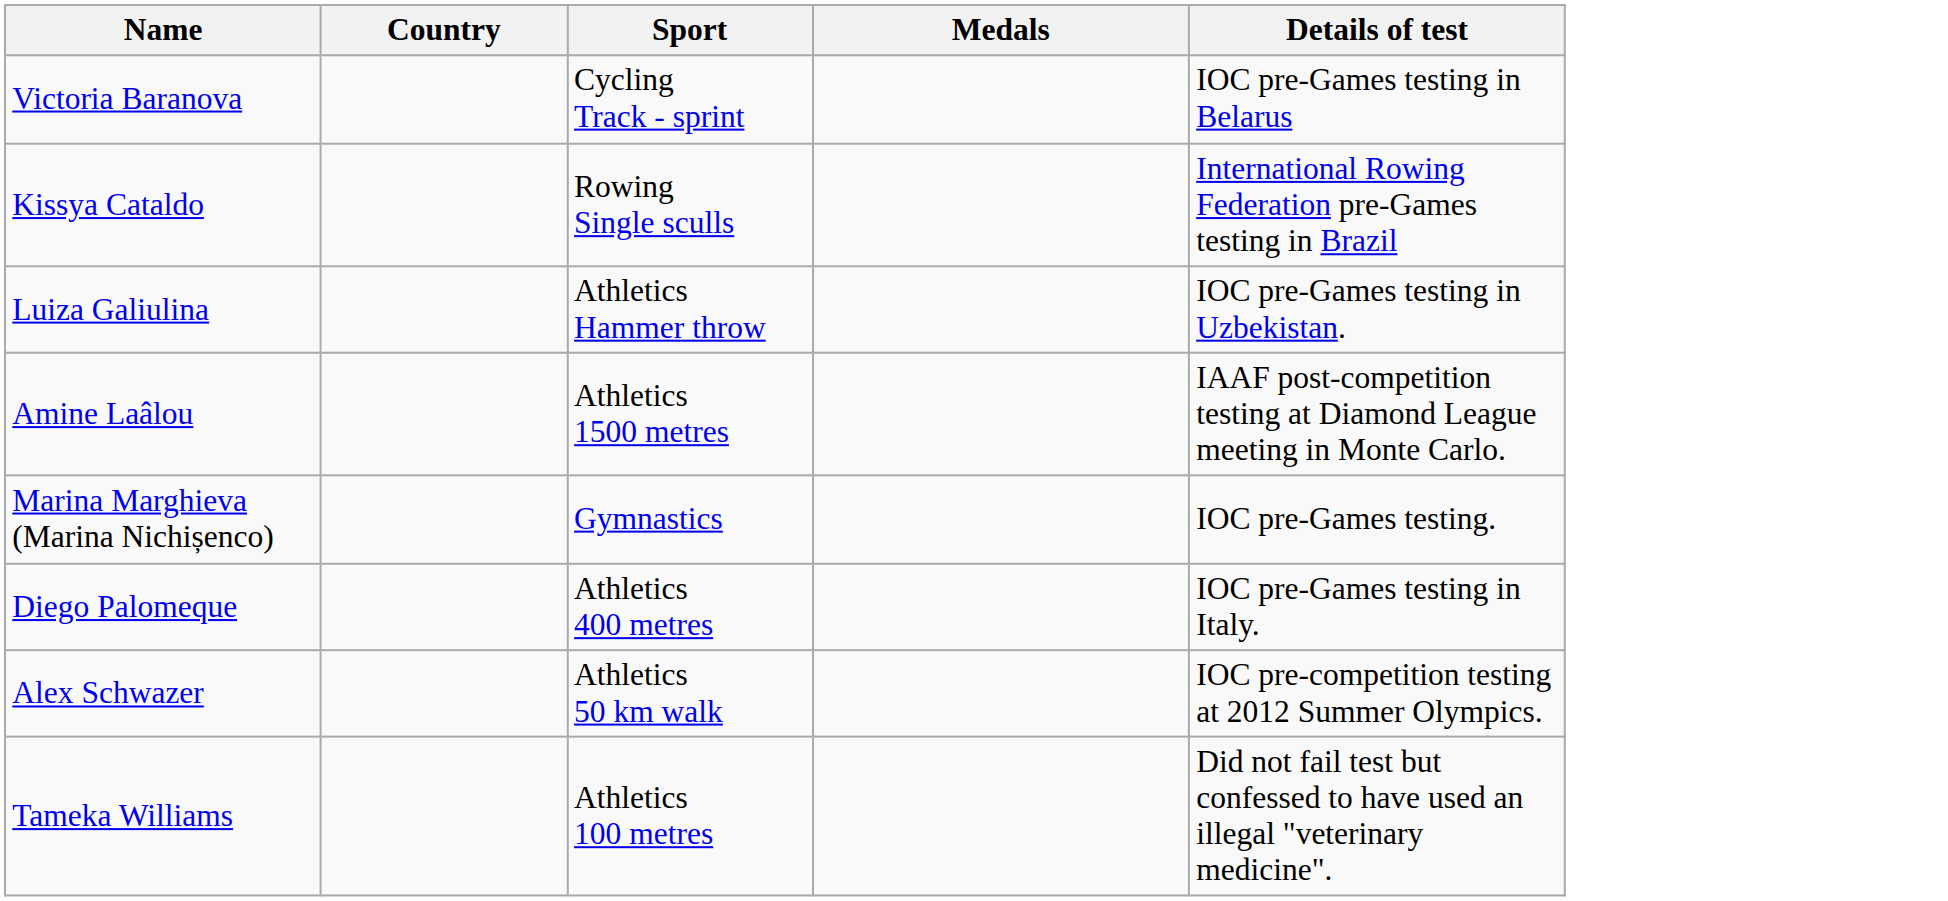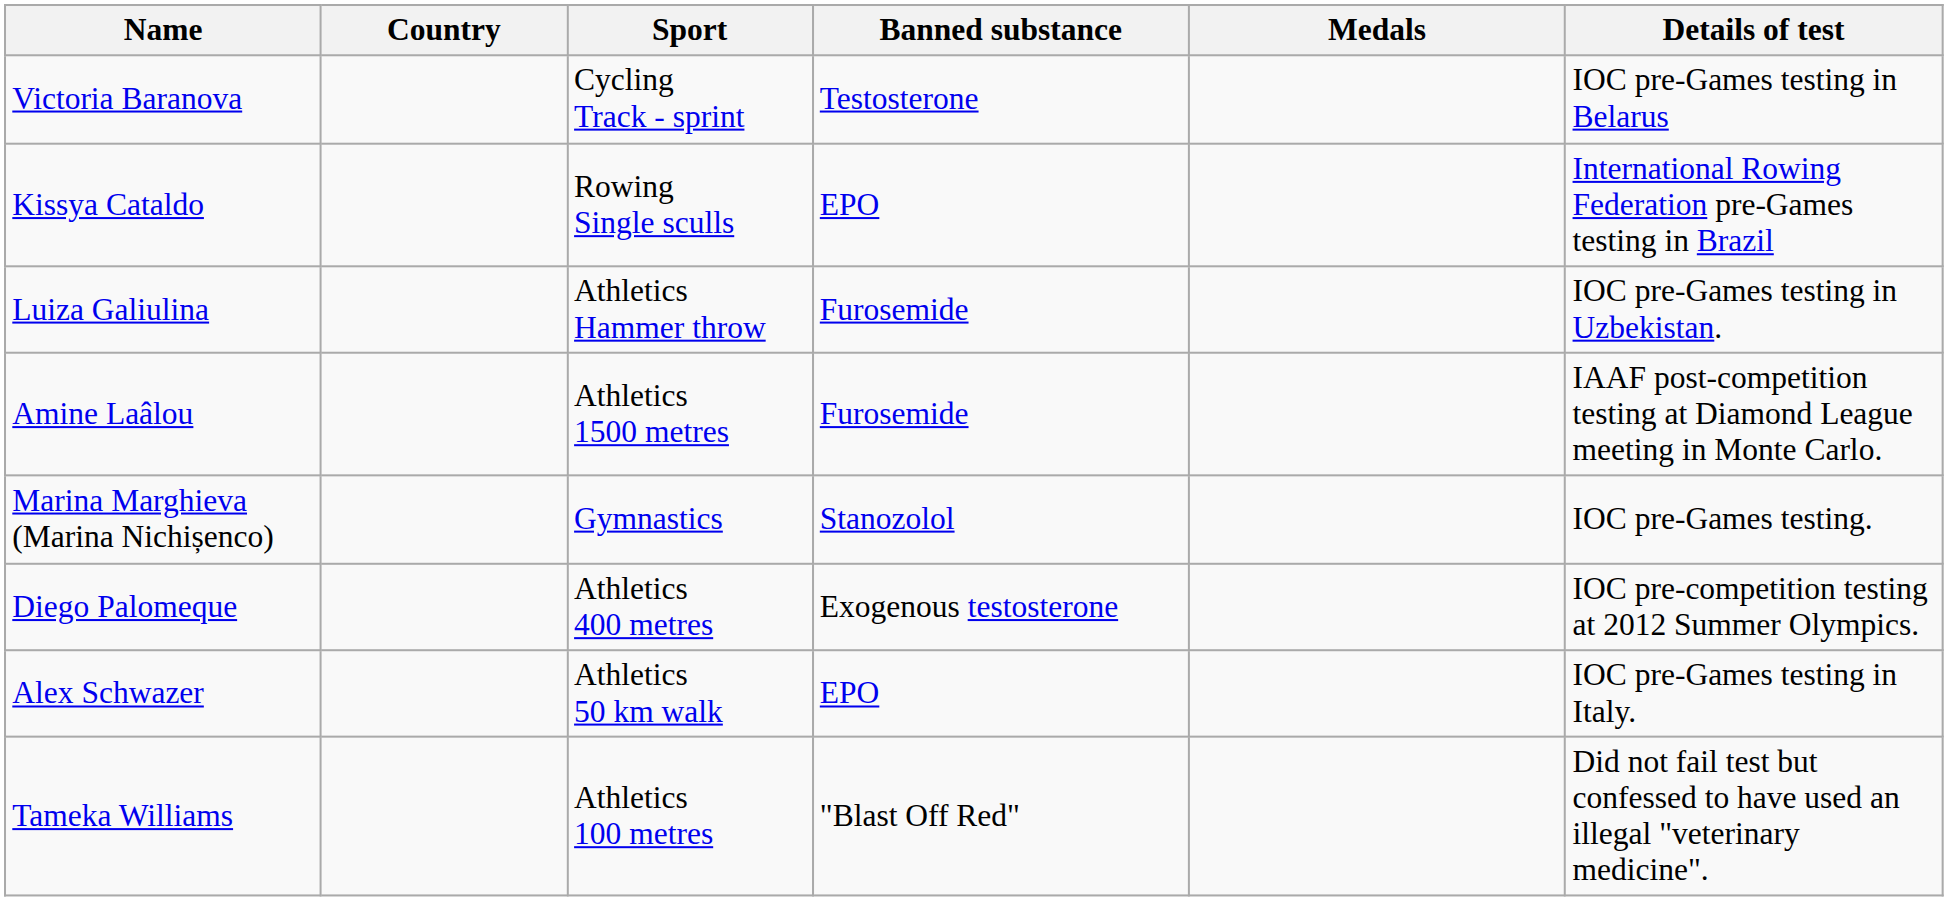+ column: (1001, 29)
(1358, 605) IOC pre-Games testing in Italy. -> (1750, 605) IOC pre-competition testing at 2012 Summer Olympics.
(1374, 692) IOC pre-competition testing at 2012 Summer Olympics. -> (1735, 692) IOC pre-Games testing in Italy.
